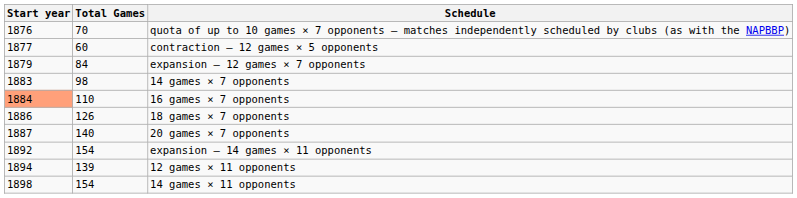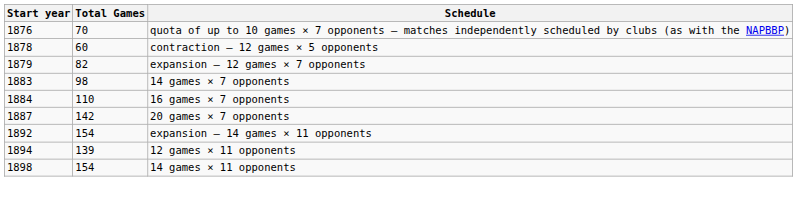(20, 47) 1877 -> (20, 47) 1878
(82, 64) 84 -> (82, 64) 82
(20, 99) lightsalmon background -> (20, 99) no background
- row: (220, 116)
(85, 133) 140 -> (85, 116) 142
